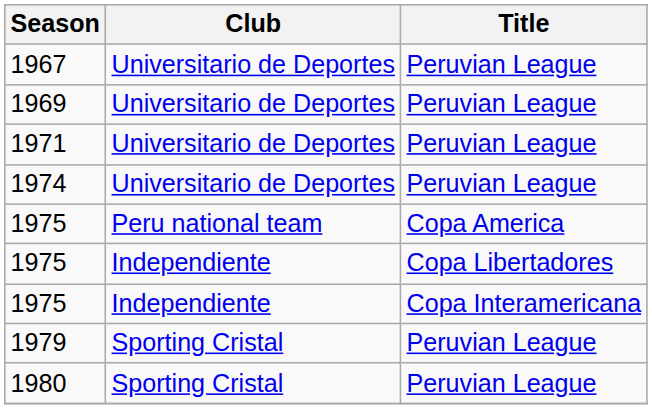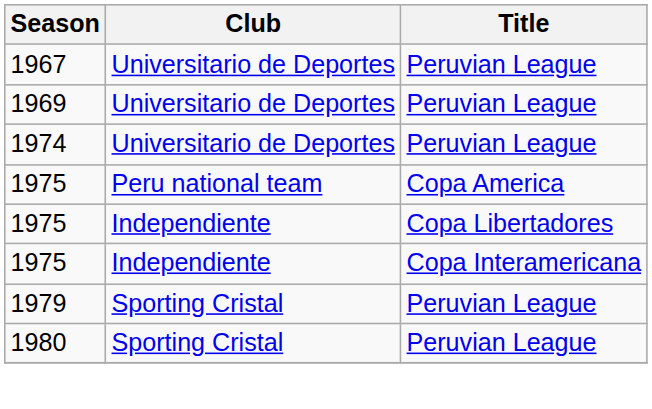- row: (39, 143)
